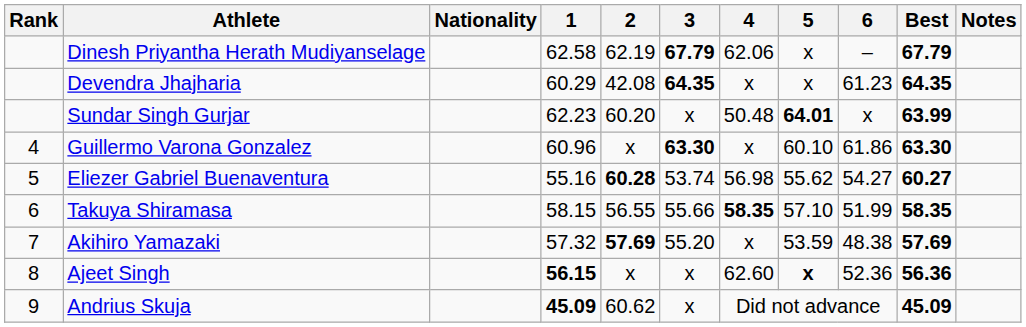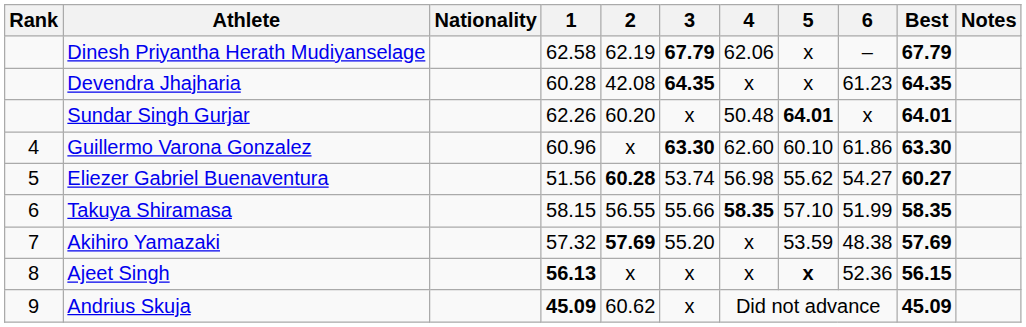(571, 83) 60.29 -> (571, 83) 60.28
(571, 115) 62.23 -> (571, 115) 62.26
(927, 115) 63.99 -> (927, 115) 64.01
(749, 147) x -> (749, 147) 62.60
(571, 178) 55.16 -> (571, 178) 51.56
(571, 274) 56.15 -> (571, 274) 56.13
(749, 274) 62.60 -> (749, 274) x
(927, 274) 56.36 -> (927, 274) 56.15
